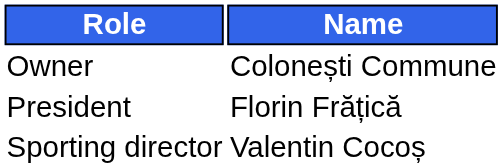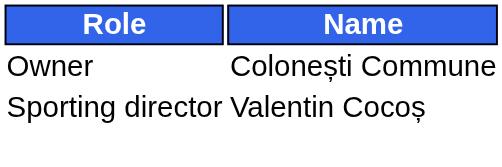- row: (69, 107)
